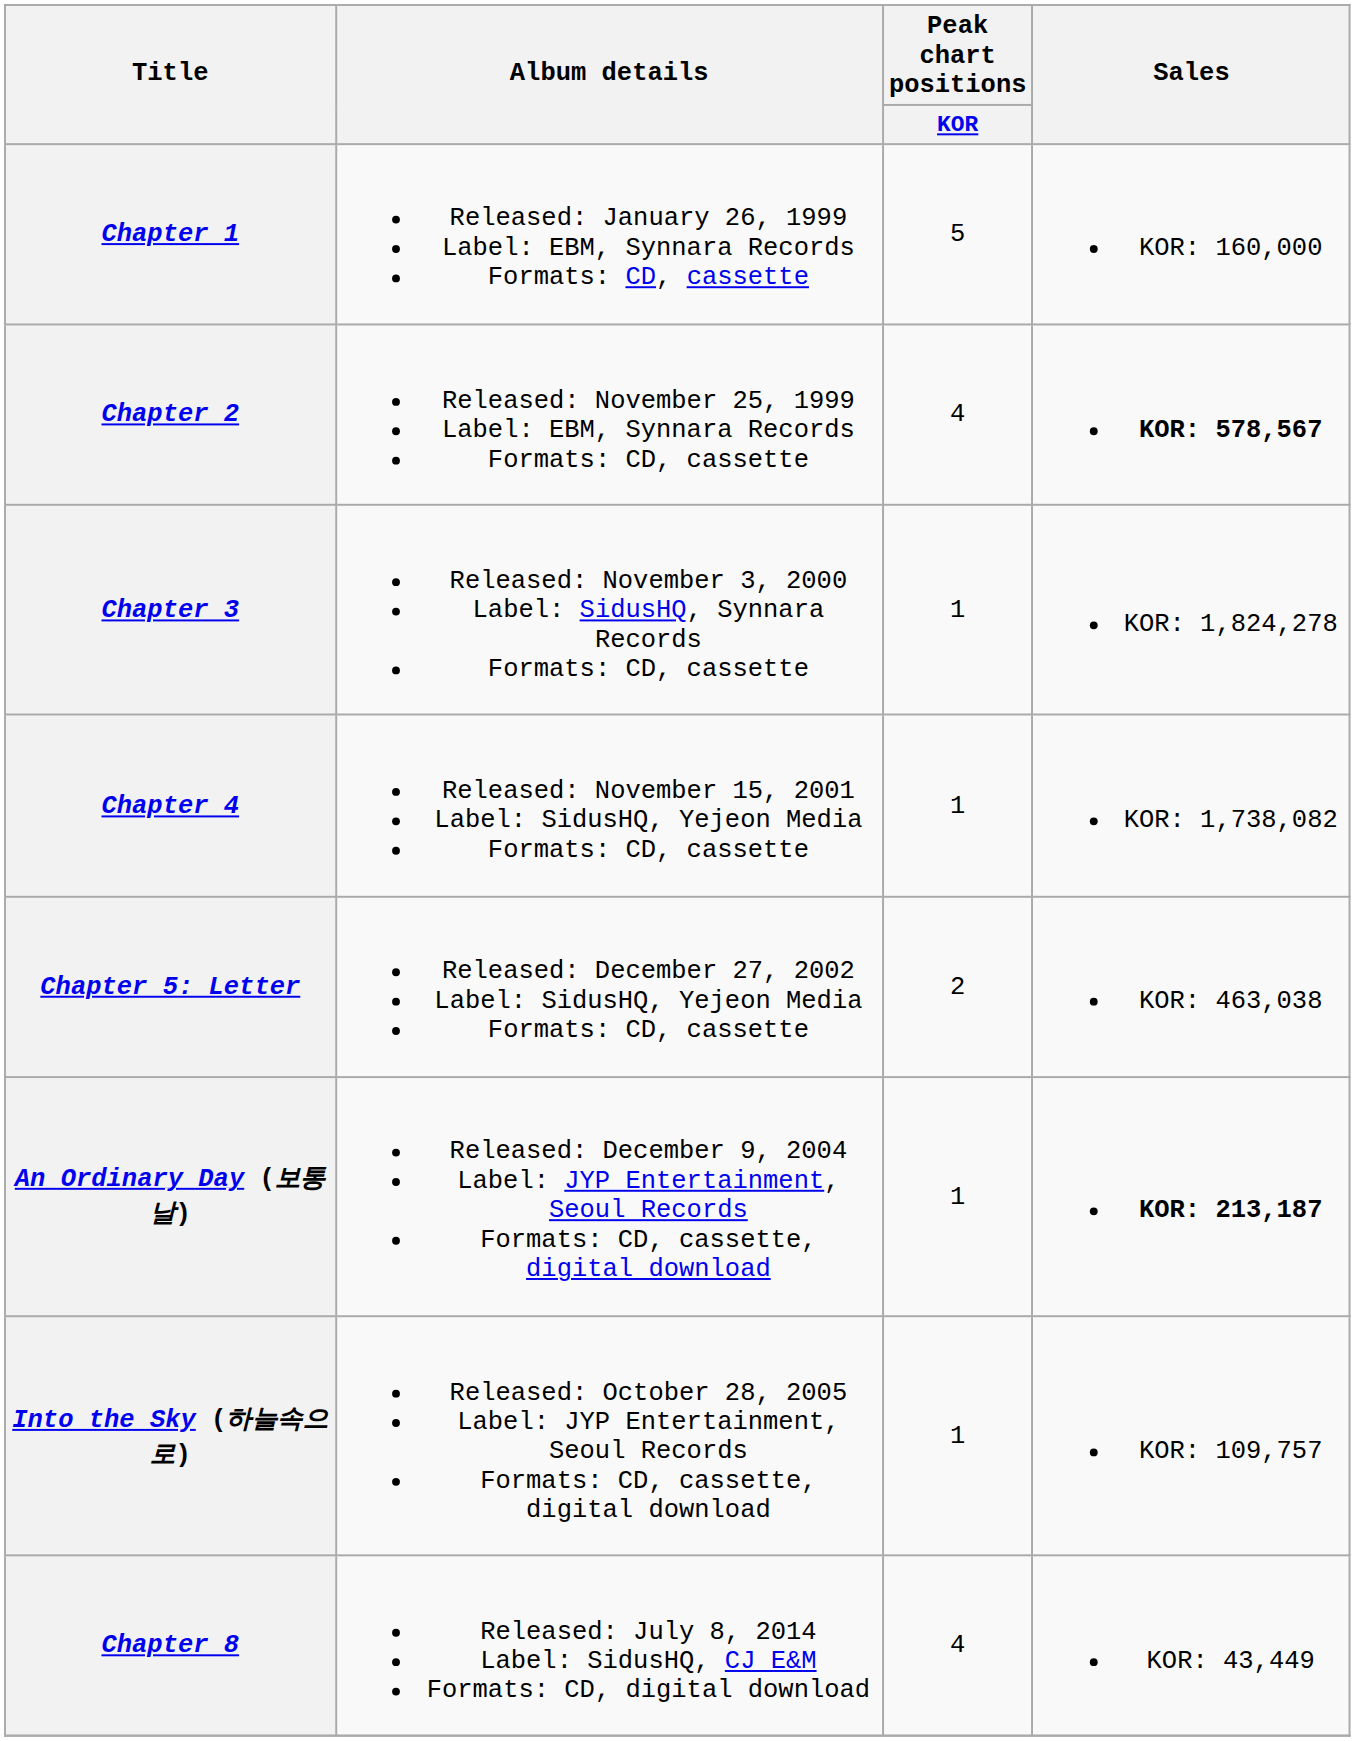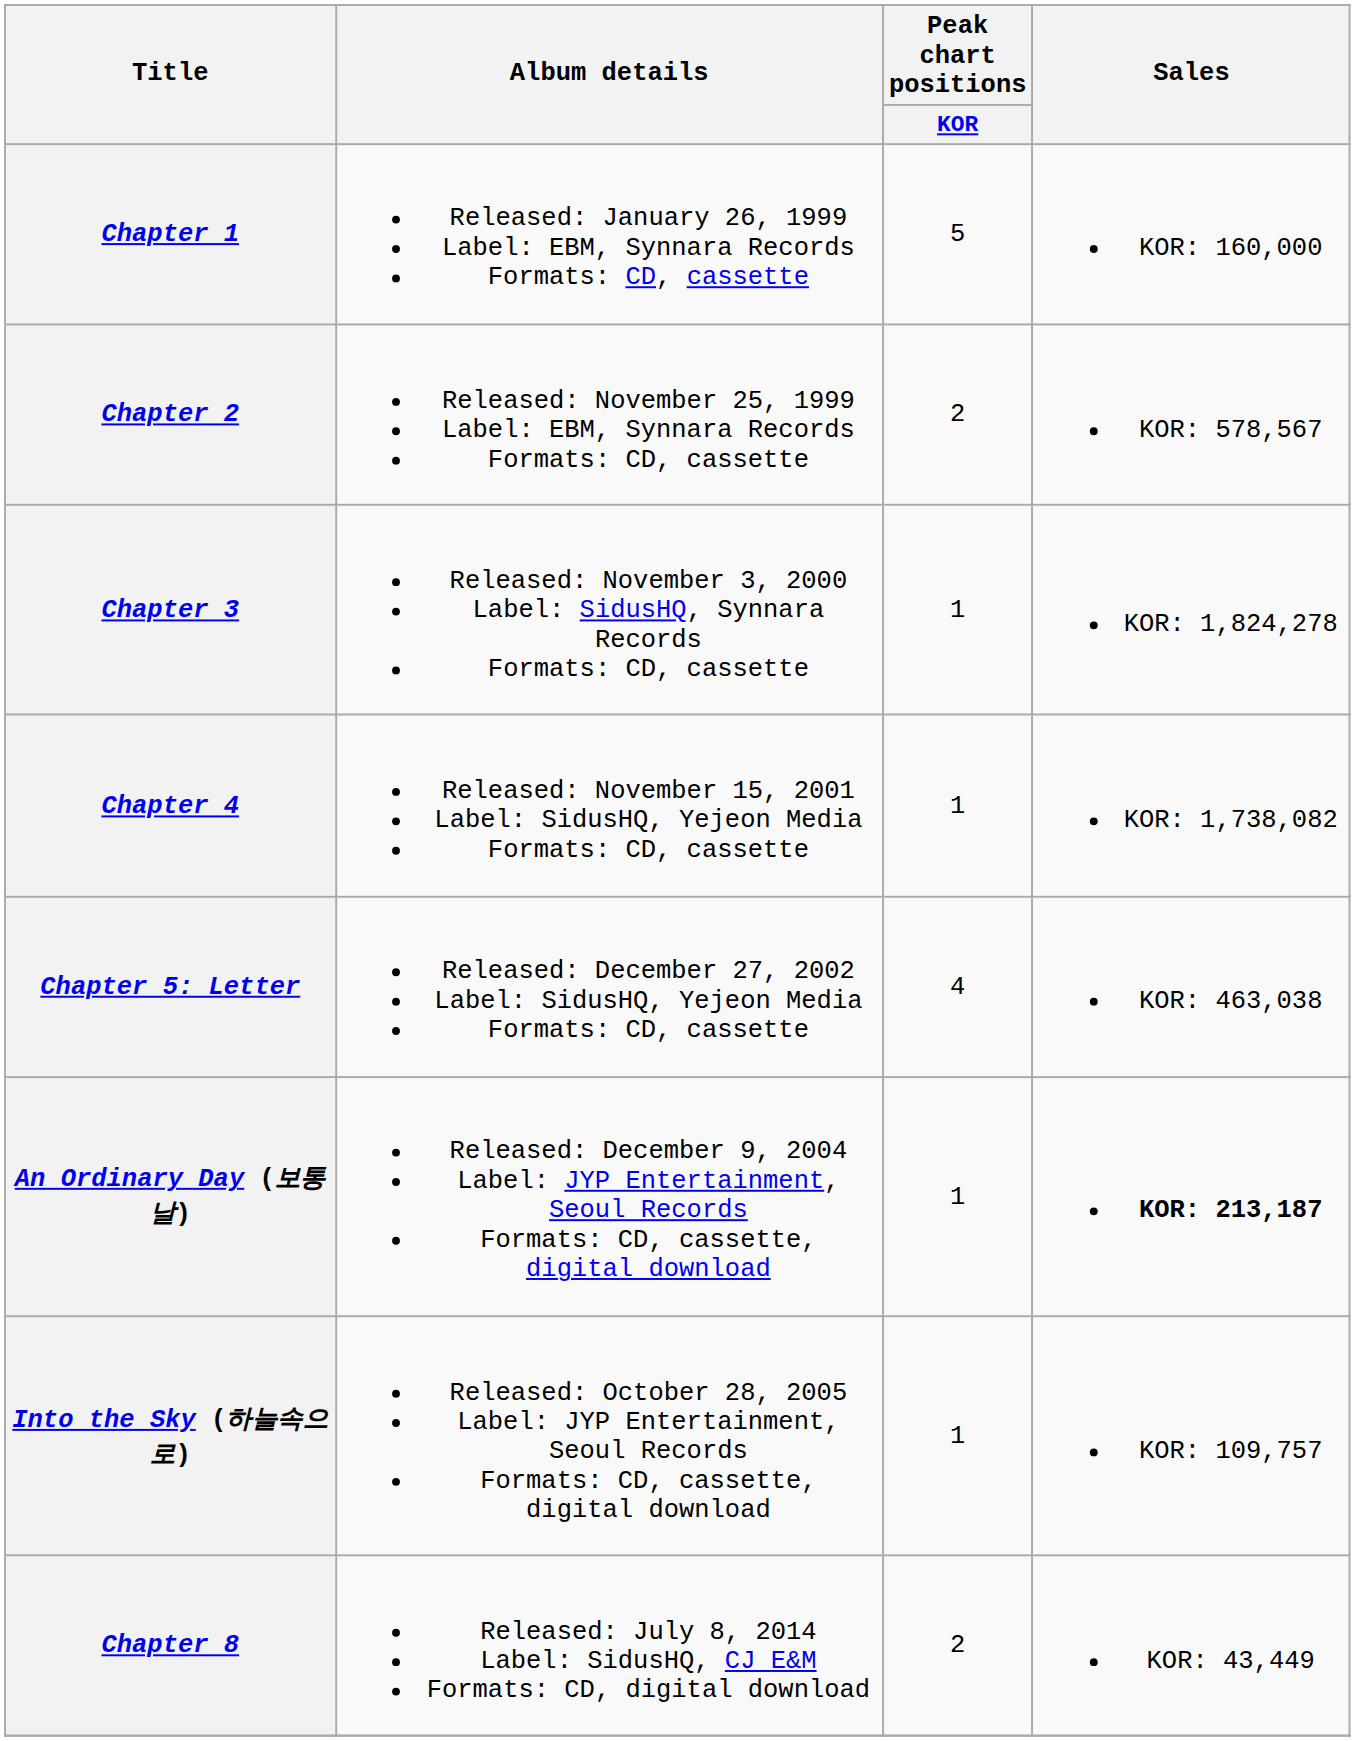(958, 415) 4 -> (958, 415) 2
(1191, 430) bold -> (1191, 430) normal
(958, 986) 2 -> (958, 986) 4
(958, 1646) 4 -> (958, 1646) 2
